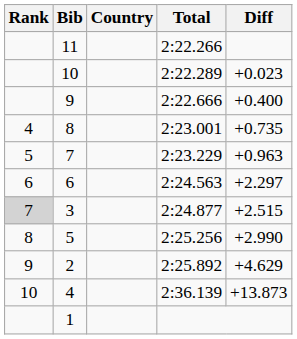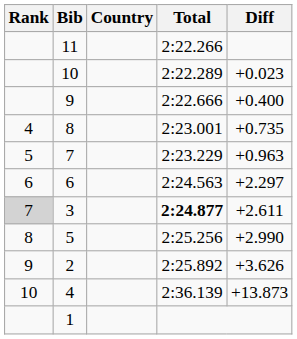(192, 210) normal -> (192, 210) bold
(259, 210) +2.515 -> (260, 210) +2.611
(259, 264) +4.629 -> (260, 264) +3.626
